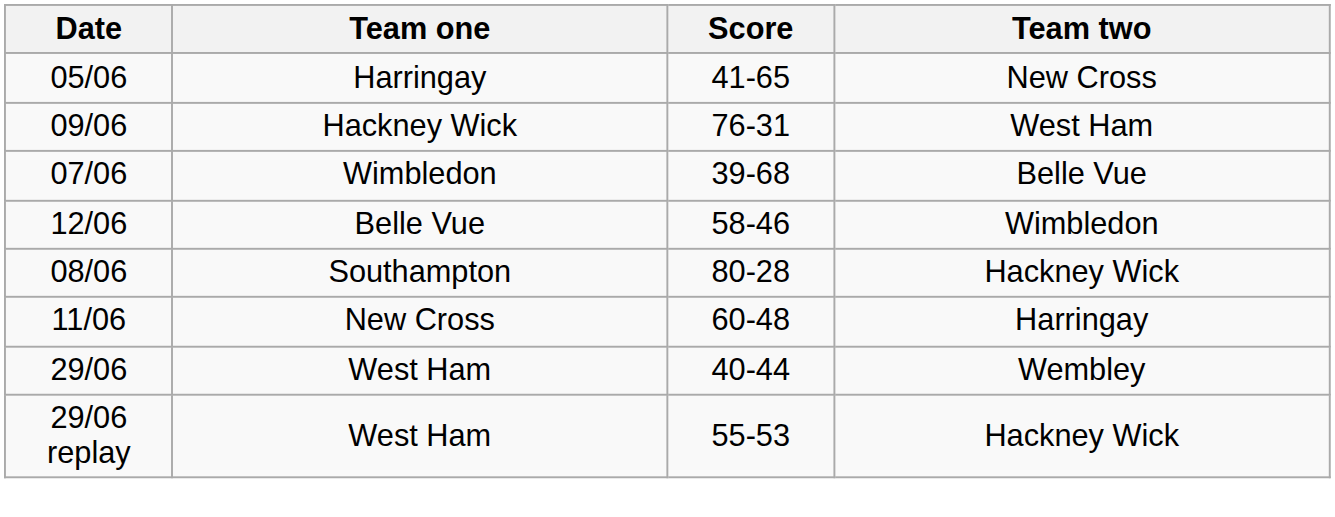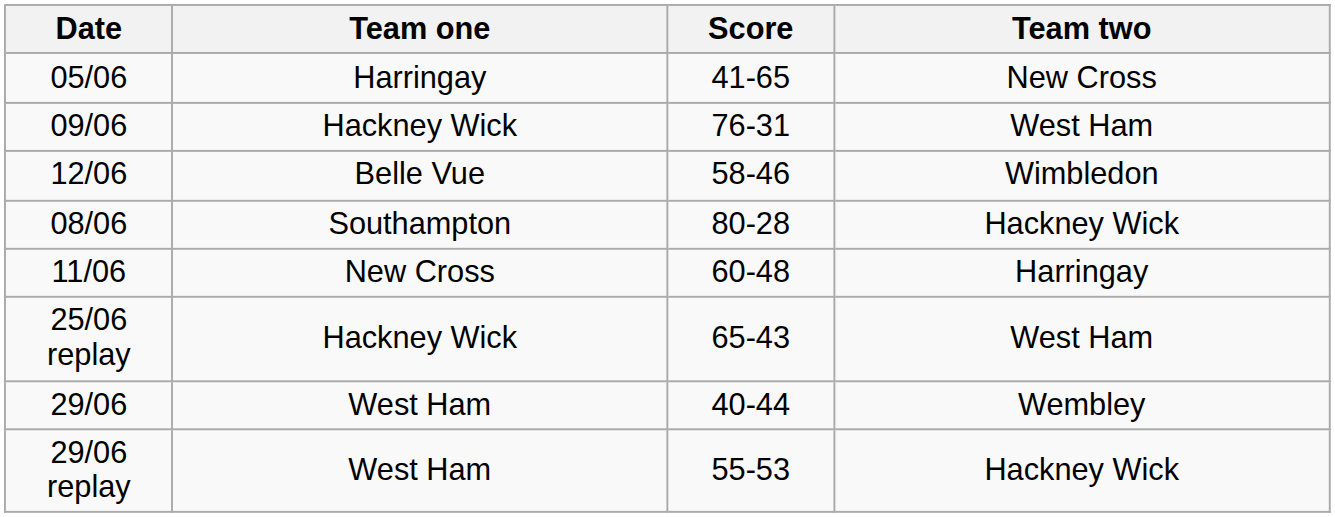- row: (89, 175)
+ row: (89, 338)
